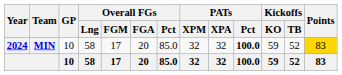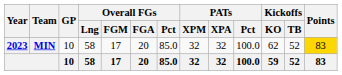(17, 45) 2024 -> (17, 45) 2023
(248, 45) bold -> (248, 45) normal
(273, 45) 59 -> (273, 45) 62
